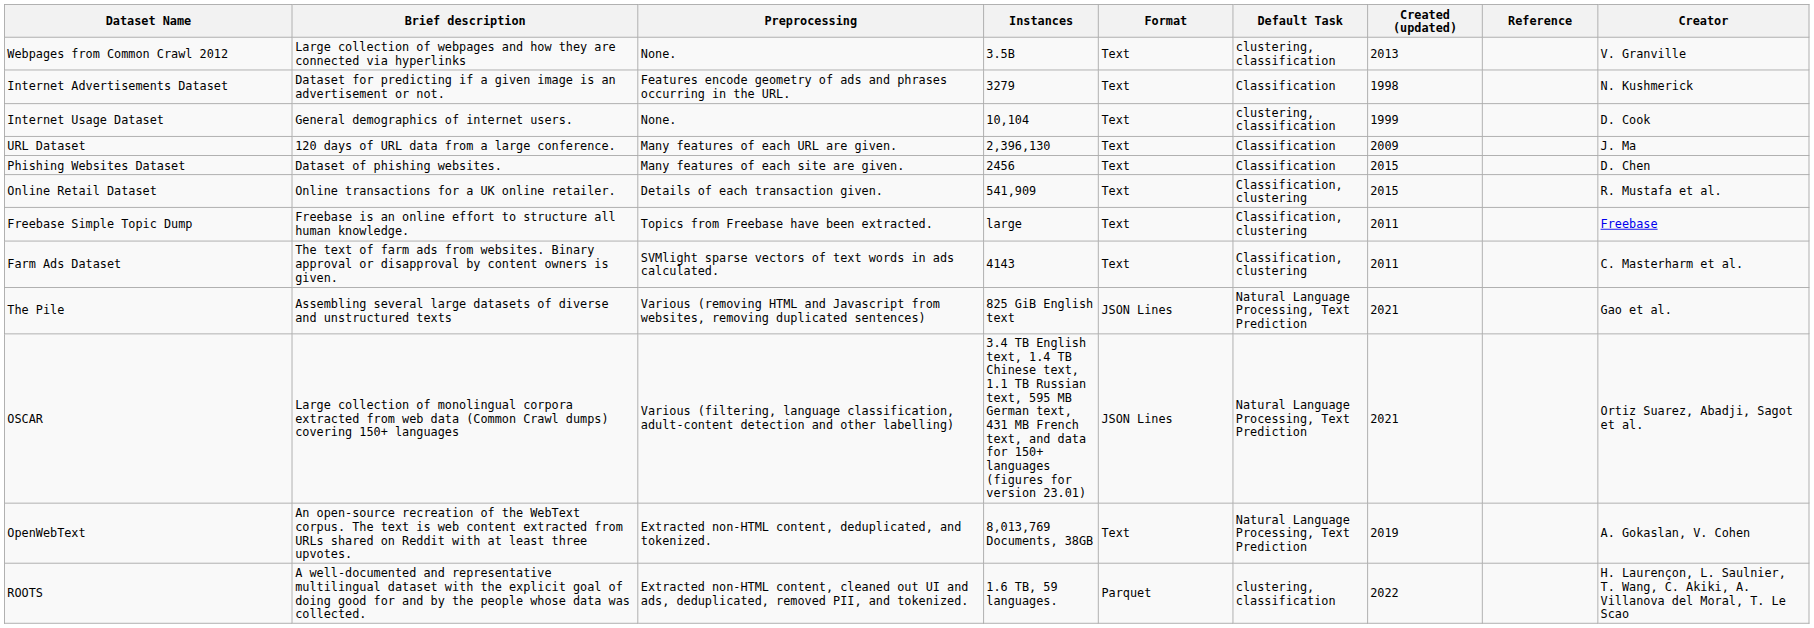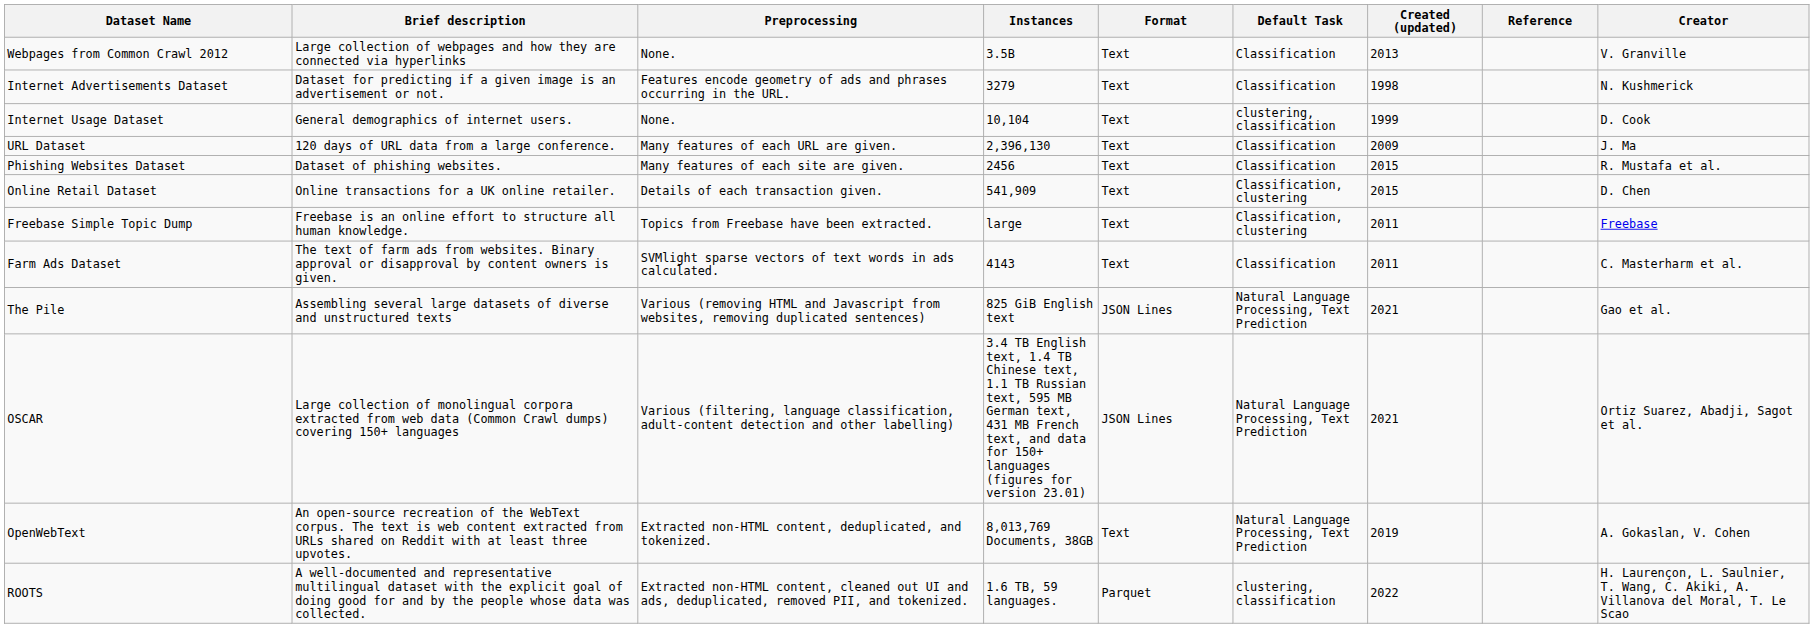(1286, 54) clustering, classification -> (1286, 54) Classification
(1626, 165) D. Chen -> (1661, 165) R. Mustafa et al.
(1661, 191) R. Mustafa et al. -> (1626, 191) D. Chen
(1289, 264) Classification, clustering -> (1286, 264) Classification
